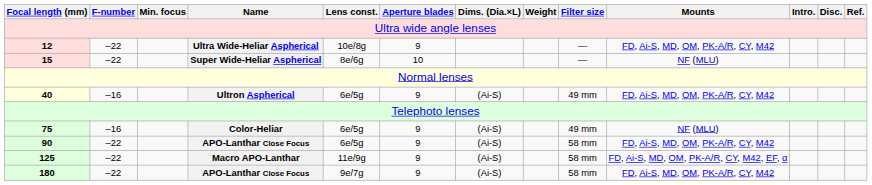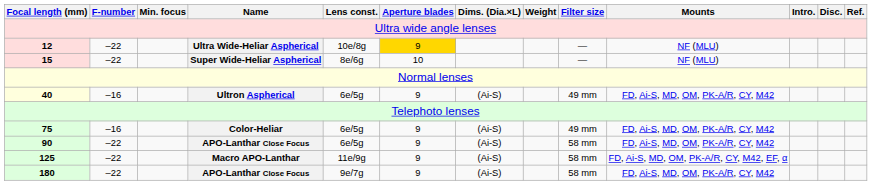(418, 45) no background -> (418, 45) gold background
(698, 45) FD, Ai-S, MD, OM, PK-A/R, CY, M42 -> (698, 45) NF (MLU)
(698, 128) NF (MLU) -> (698, 128) FD, Ai-S, MD, OM, PK-A/R, CY, M42
